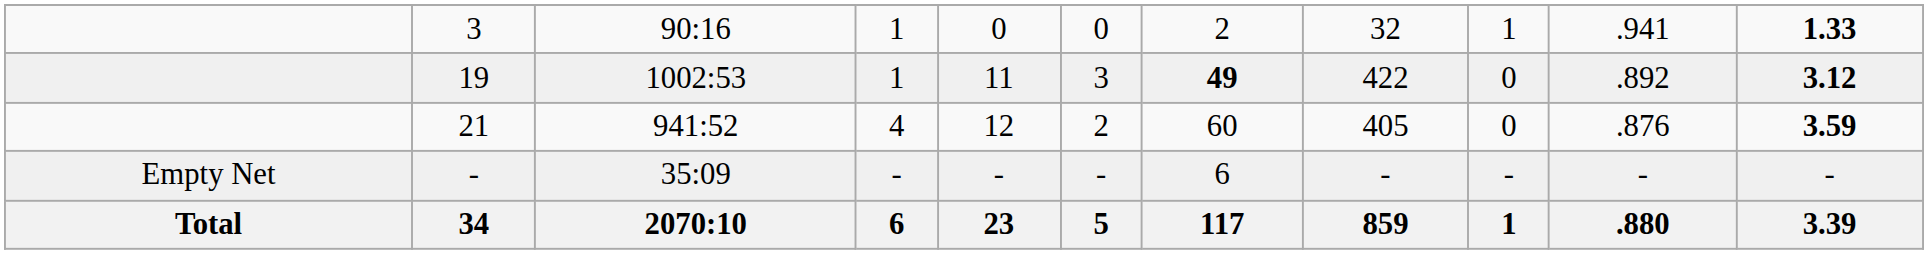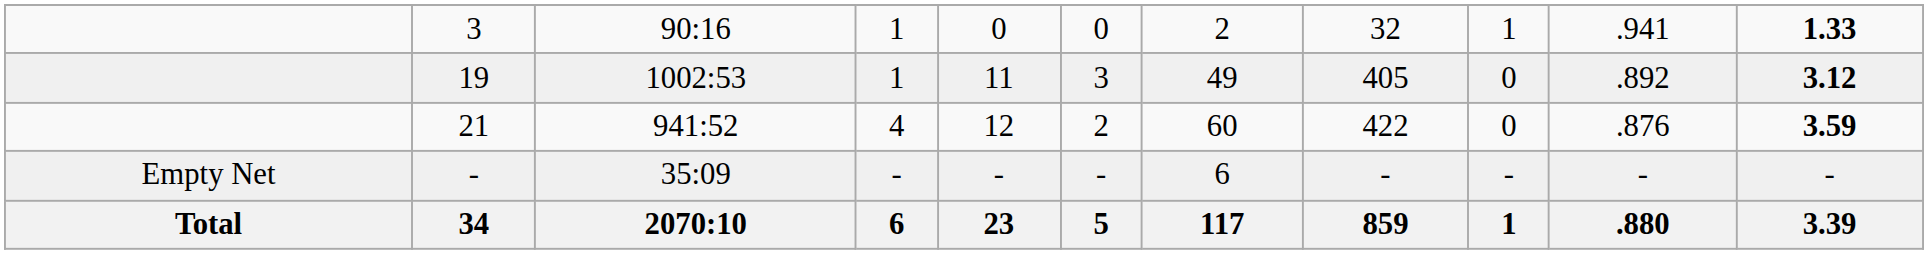(1222, 77) bold -> (1222, 77) normal
(1385, 77) 422 -> (1385, 77) 405
(1385, 126) 405 -> (1385, 126) 422
